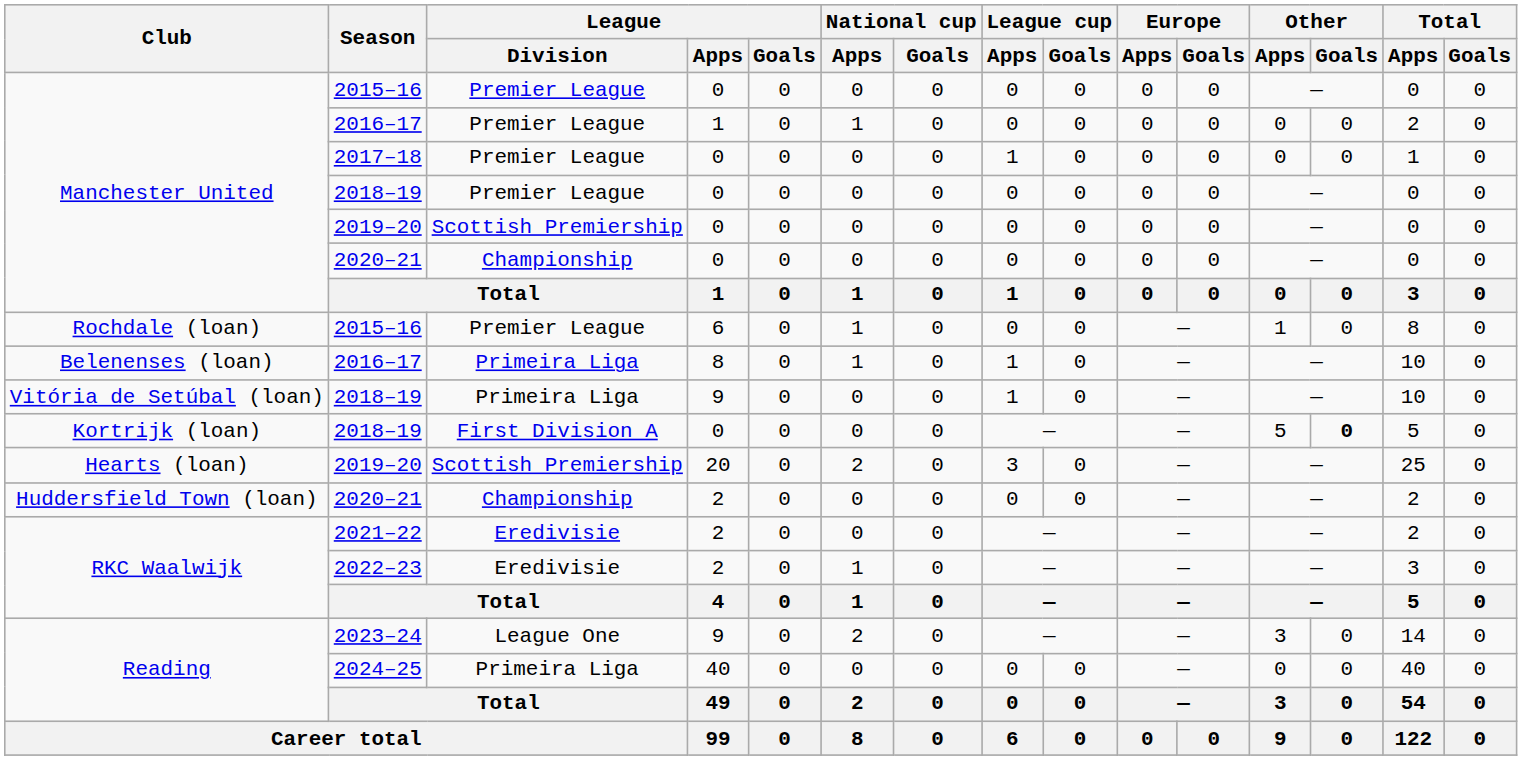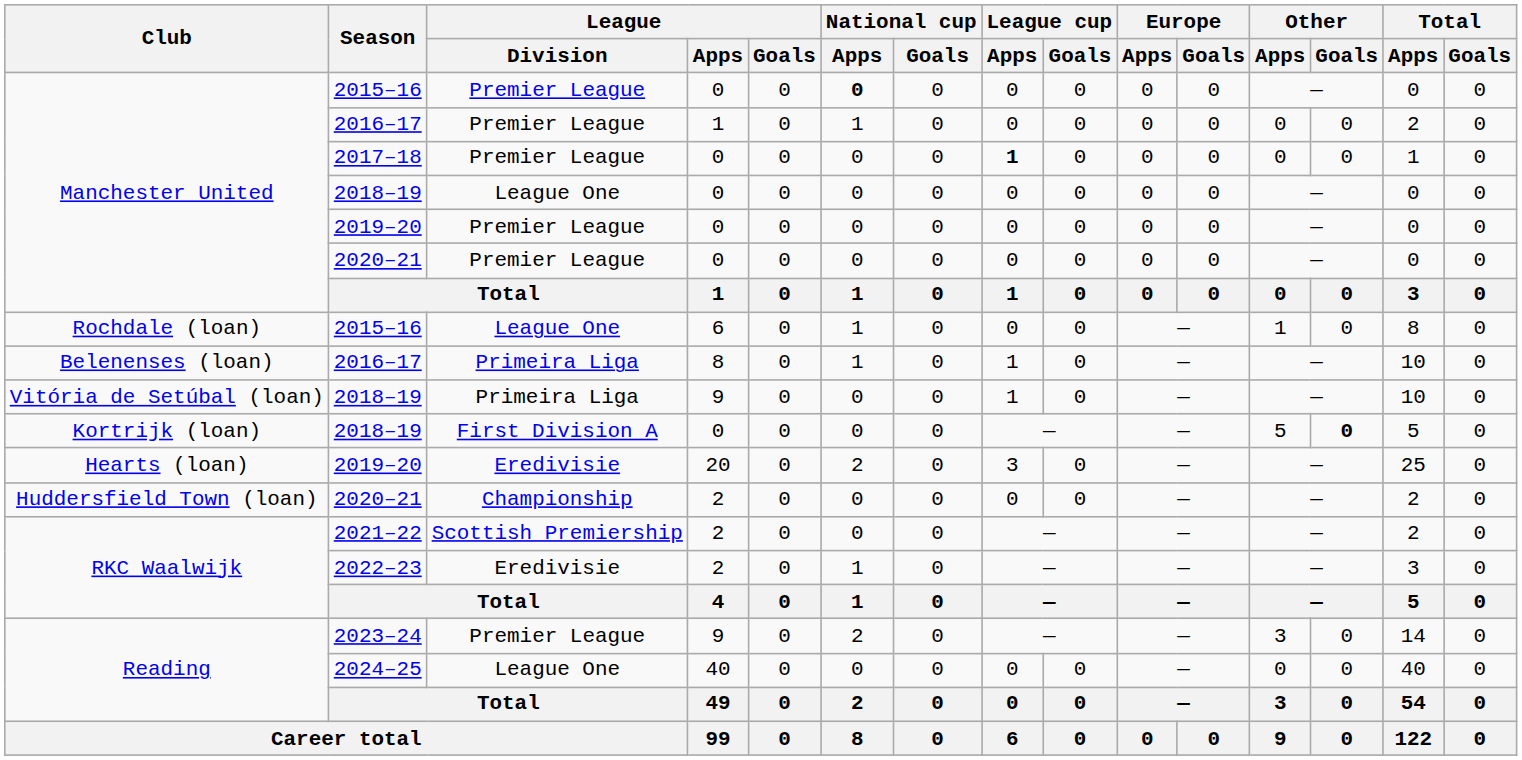(857, 90) normal -> (857, 90) bold
(1012, 158) normal -> (1012, 158) bold
(557, 192) Premier League -> (557, 192) League One
(557, 227) Scottish Premiership -> (557, 227) Premier League
(557, 261) Championship -> (557, 261) Premier League
(557, 329) Premier League -> (557, 329) League One
(557, 465) Scottish Premiership -> (557, 465) Eredivisie
(557, 534) Eredivisie -> (557, 534) Scottish Premiership
(557, 636) League One -> (557, 636) Premier League
(557, 670) Primeira Liga -> (557, 670) League One
